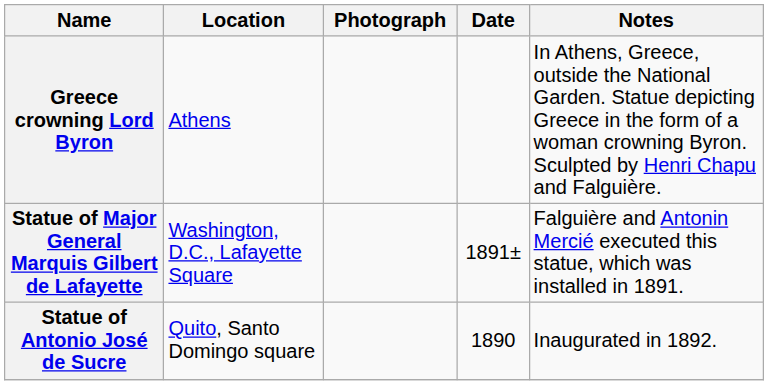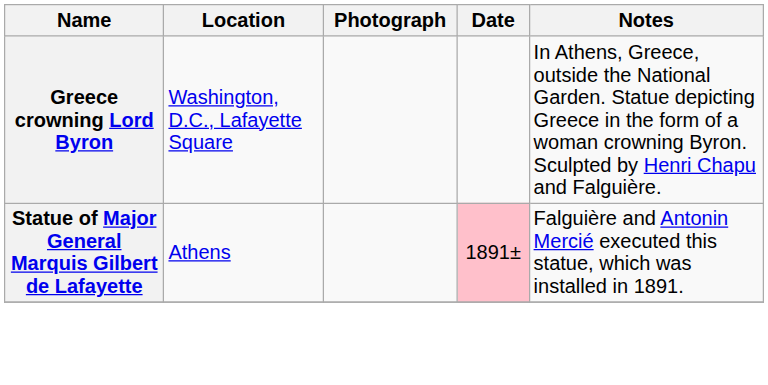(200, 119) Athens -> (235, 119) Washington, D.C., Lafayette Square
(235, 252) Washington, D.C., Lafayette Square -> (200, 252) Athens
(493, 252) no background -> (493, 252) pink background
- row: (84, 340)
